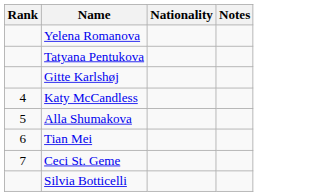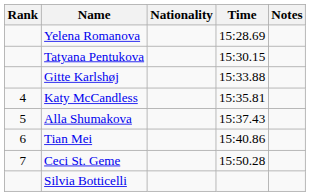+ column: (242, 14)
